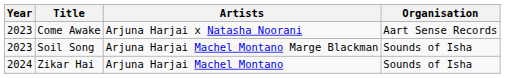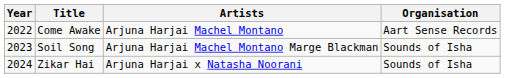(20, 30) 2023 -> (20, 30) 2022
(204, 30) Arjuna Harjai x Natasha Noorani -> (194, 30) Arjuna Harjai Machel Montano
(194, 64) Arjuna Harjai Machel Montano -> (204, 64) Arjuna Harjai x Natasha Noorani
